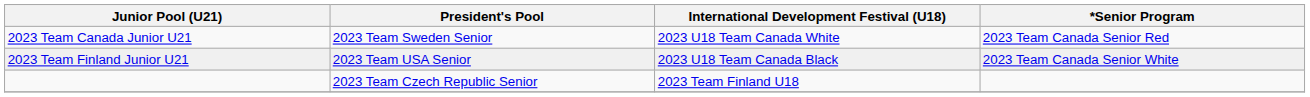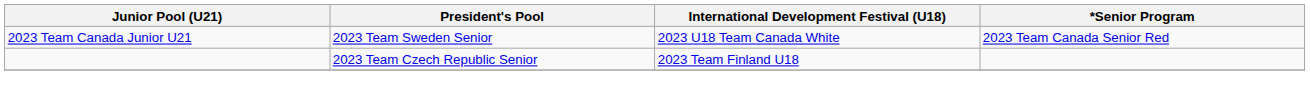- row: (98, 59)
